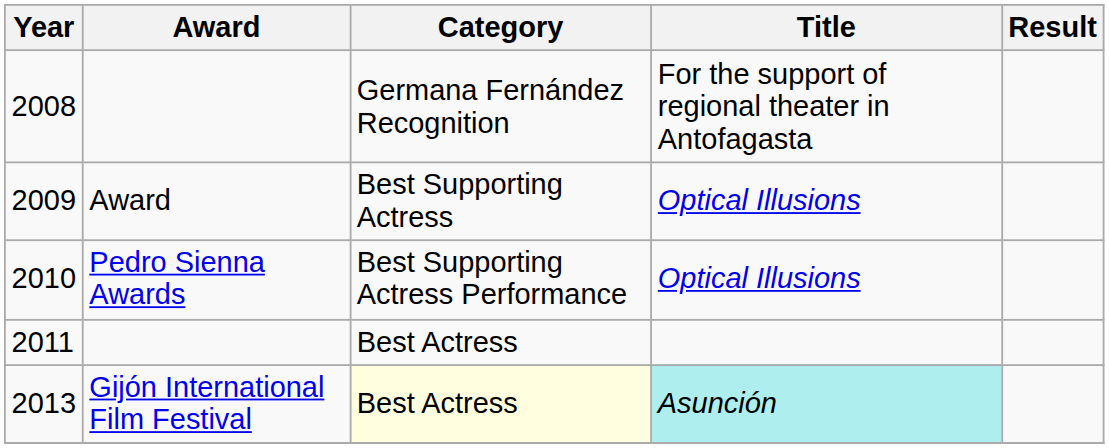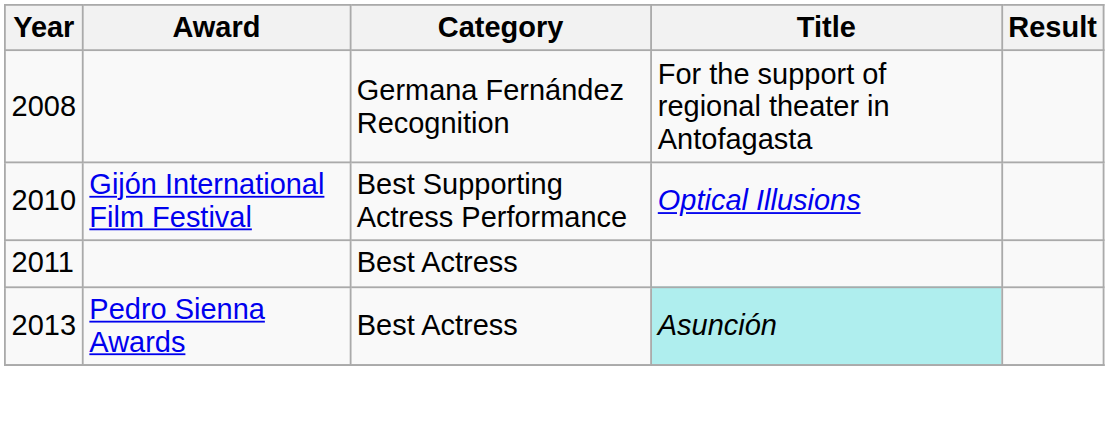- row: (44, 200)
(177, 279) Pedro Sienna Awards -> (207, 200) Gijón International Film Festival
(207, 403) Gijón International Film Festival -> (177, 325) Pedro Sienna Awards
(437, 403) lightyellow background -> (437, 325) no background
